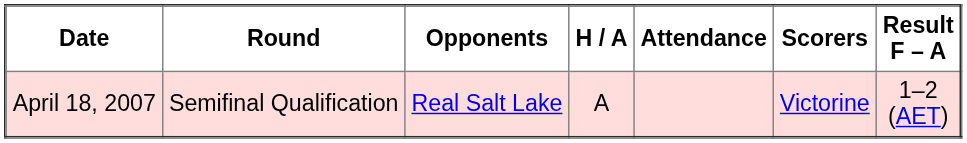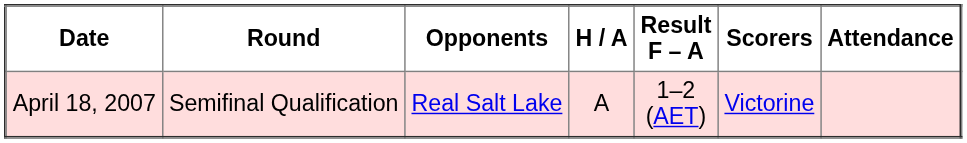columns swapped: (918, 38) <-> (704, 38)
